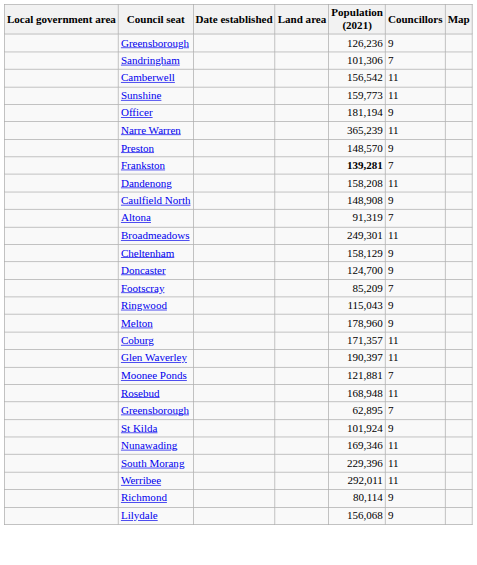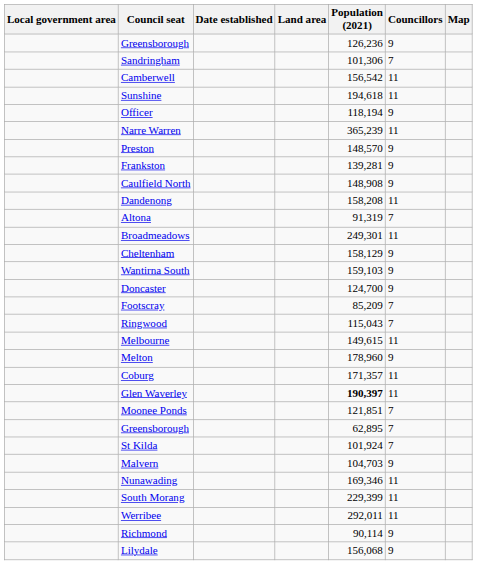(365, 95) 159,773 -> (365, 95) 194,618
(365, 113) 181,194 -> (365, 113) 118,194
(365, 165) bold -> (365, 165) normal
(391, 165) 7 -> (391, 165) 9
rows swapped: (61, 201) <-> (61, 183)
+ row: (61, 271)
(391, 305) 9 -> (391, 323) 7
+ row: (61, 341)
(365, 358) normal -> (365, 393) bold
(365, 375) 121,881 -> (365, 410) 121,851
- row: (61, 393)
(391, 428) 9 -> (391, 445) 7
+ row: (61, 463)
(365, 463) 229,396 -> (365, 498) 229,399
(368, 498) 80,114 -> (368, 533) 90,114
